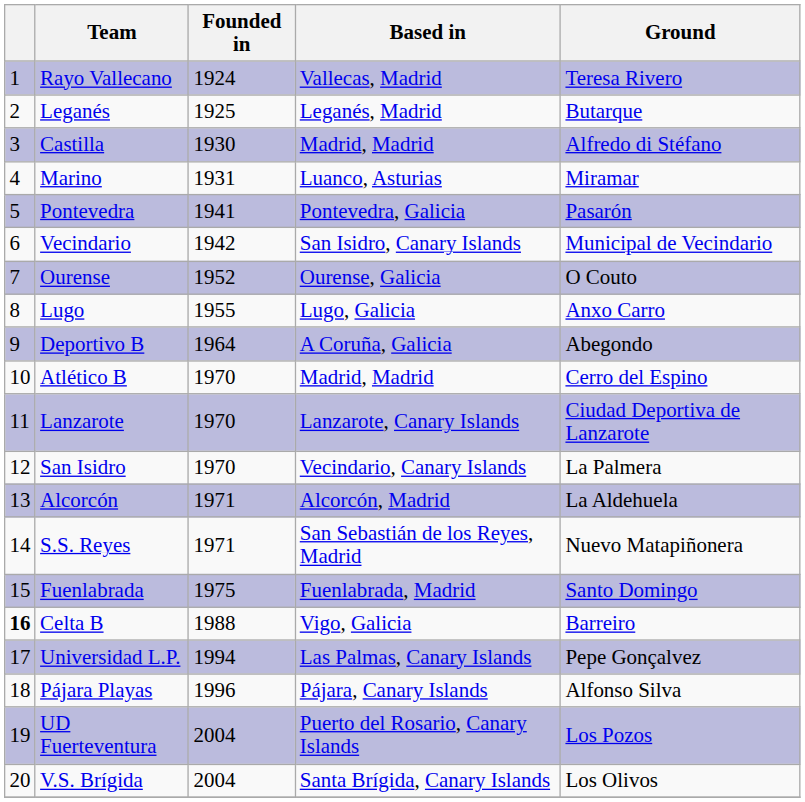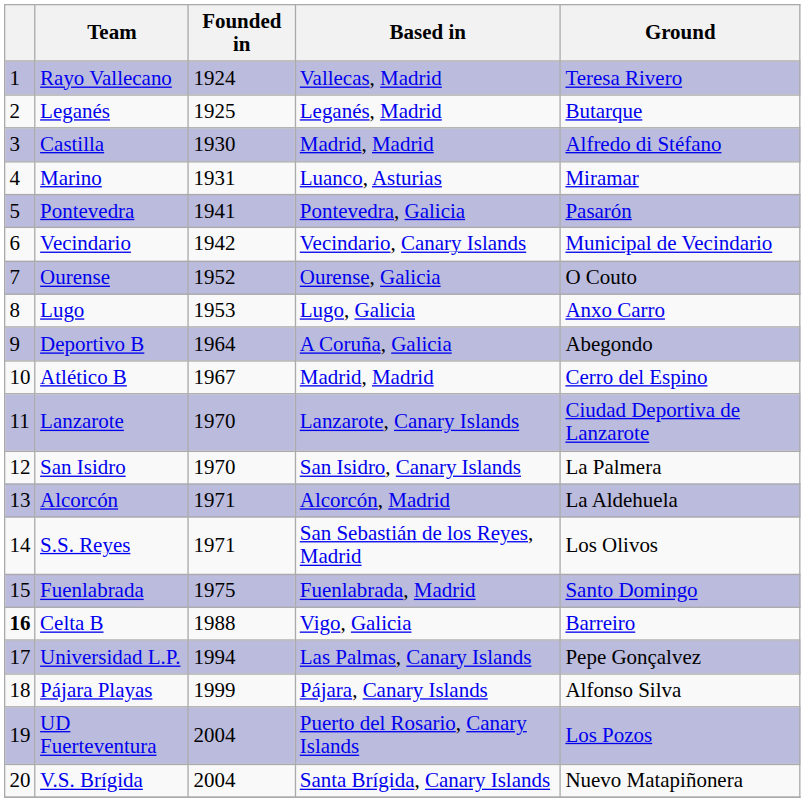(410, 244) San Isidro, Canary Islands -> (413, 244) Vecindario, Canary Islands
(214, 310) 1955 -> (214, 310) 1953
(214, 377) 1970 -> (214, 377) 1967
(413, 467) Vecindario, Canary Islands -> (410, 467) San Isidro, Canary Islands
(654, 545) Nuevo Matapiñonera -> (612, 545) Los Olivos
(214, 690) 1996 -> (214, 690) 1999
(612, 780) Los Olivos -> (654, 780) Nuevo Matapiñonera
